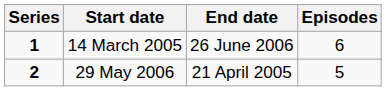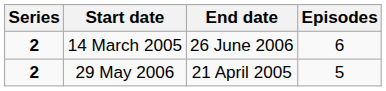(34, 45) 1 -> (34, 45) 2
